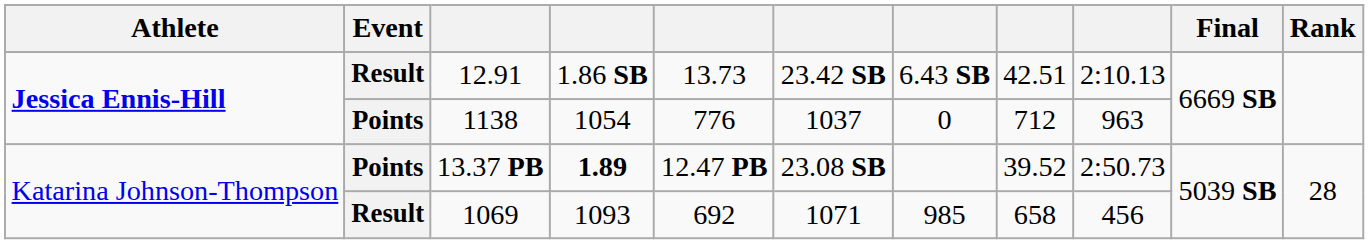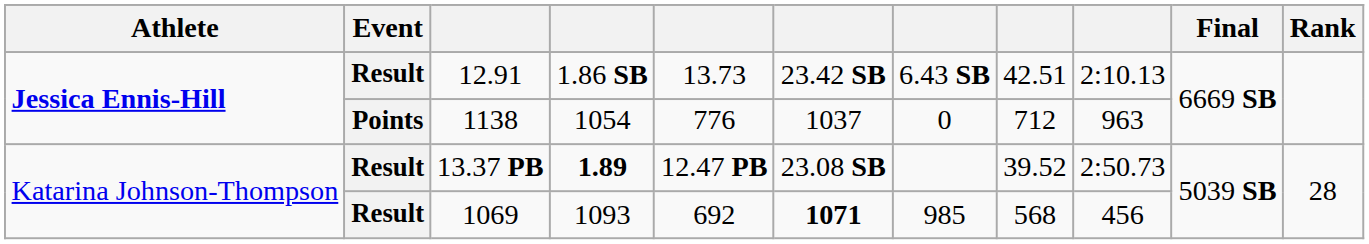(388, 167) Points -> (388, 167) Result
(833, 214) normal -> (833, 214) bold
(1035, 214) 658 -> (1035, 214) 568
